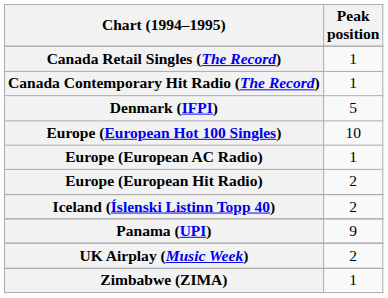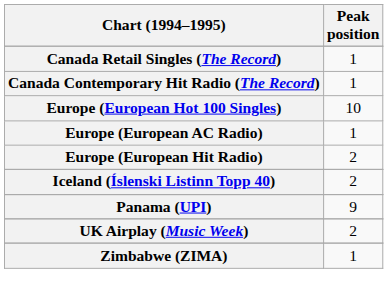- row: (164, 108)
